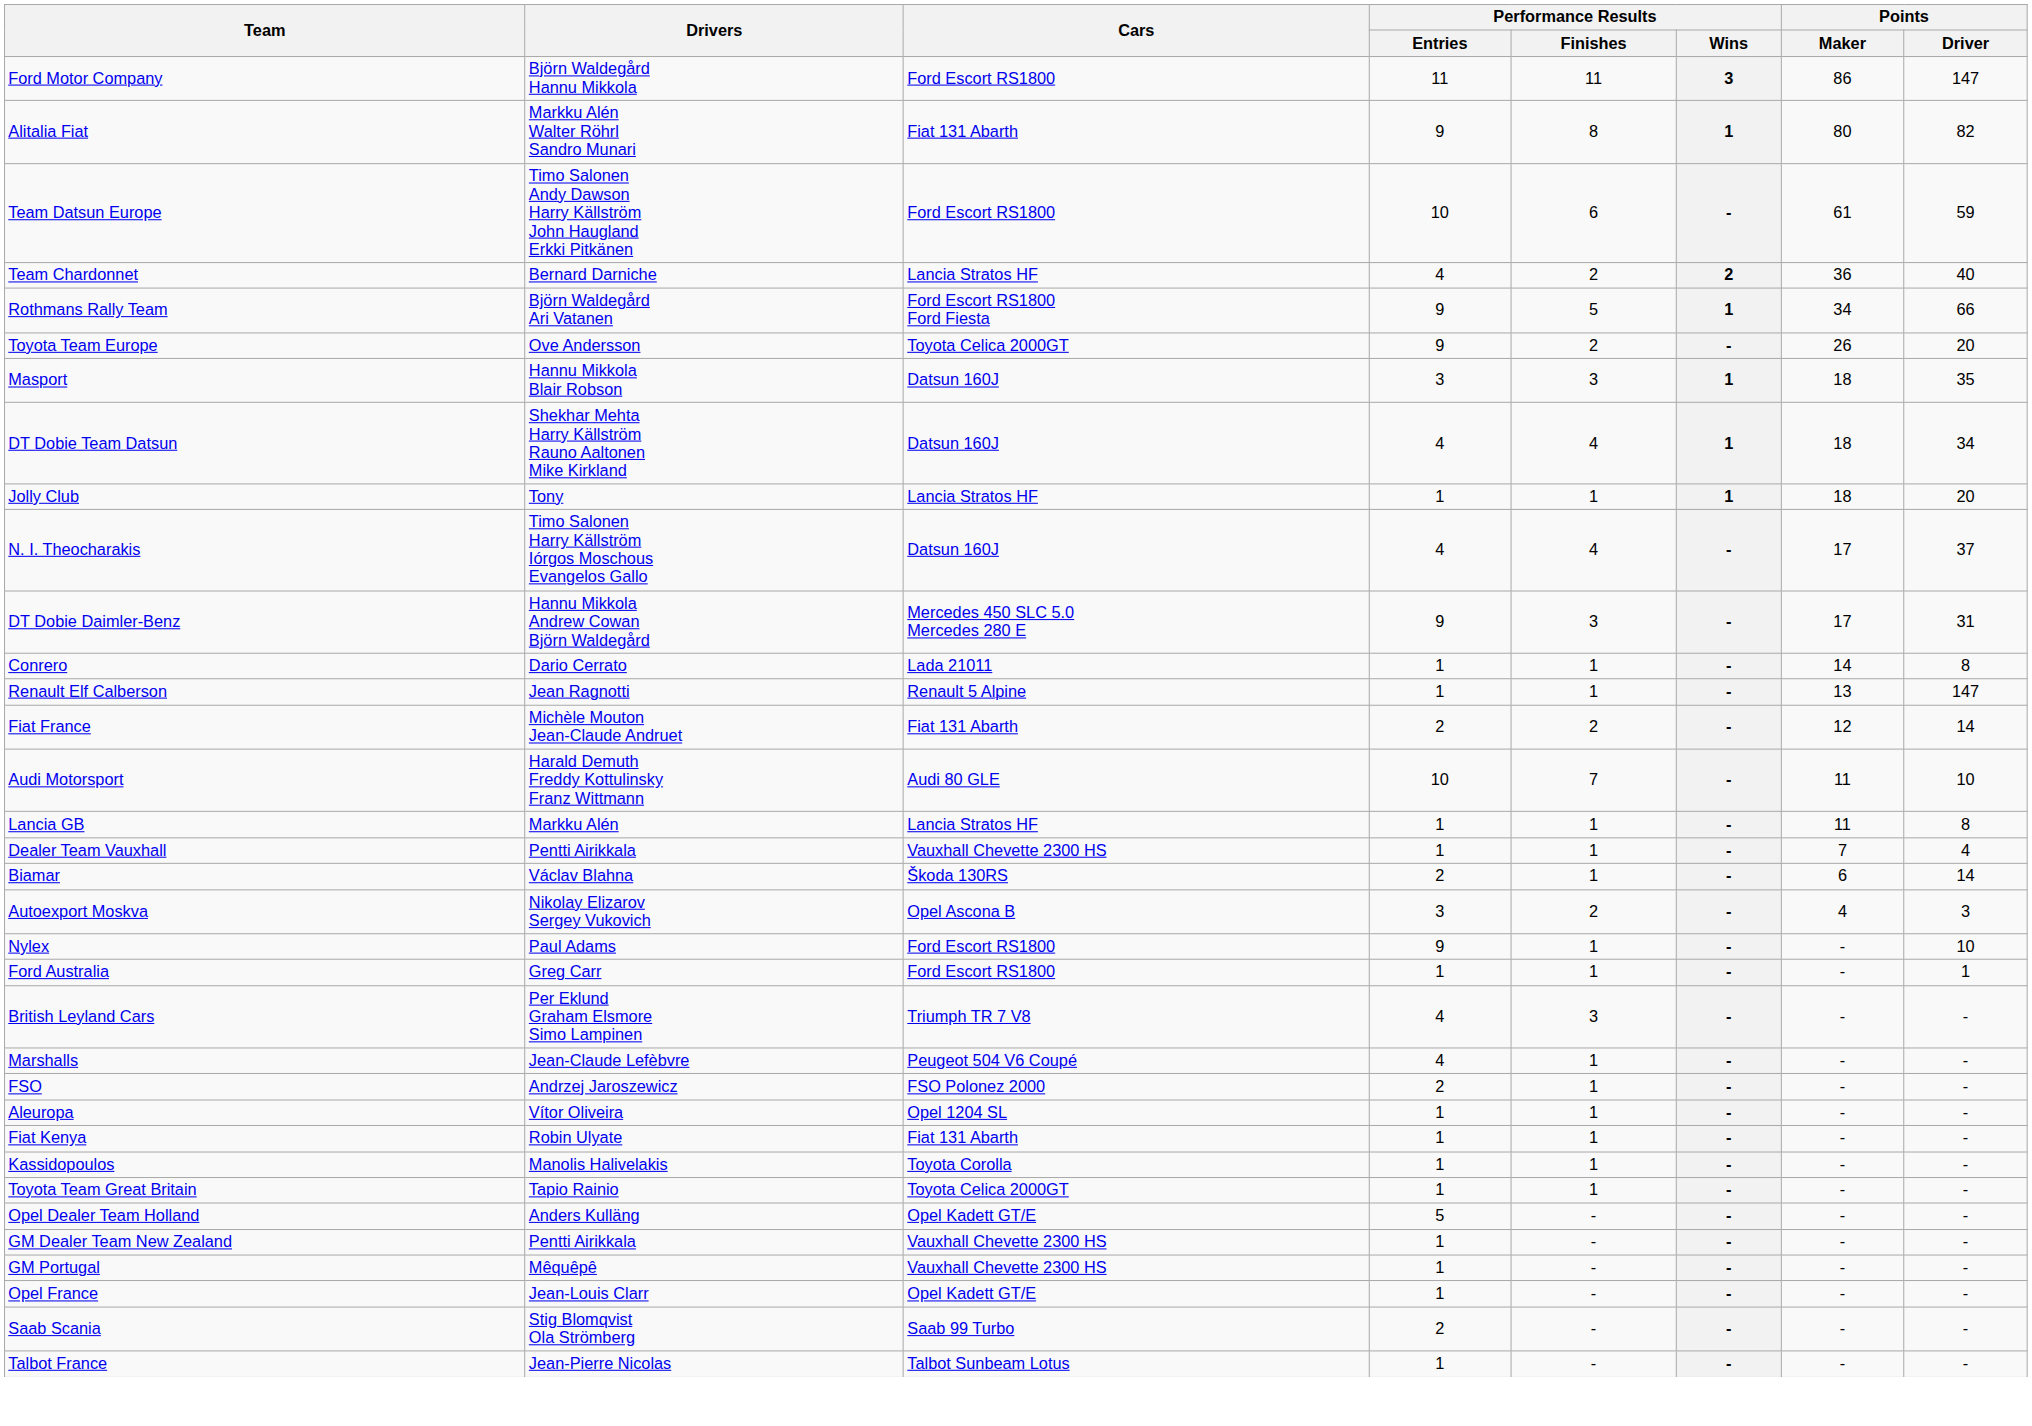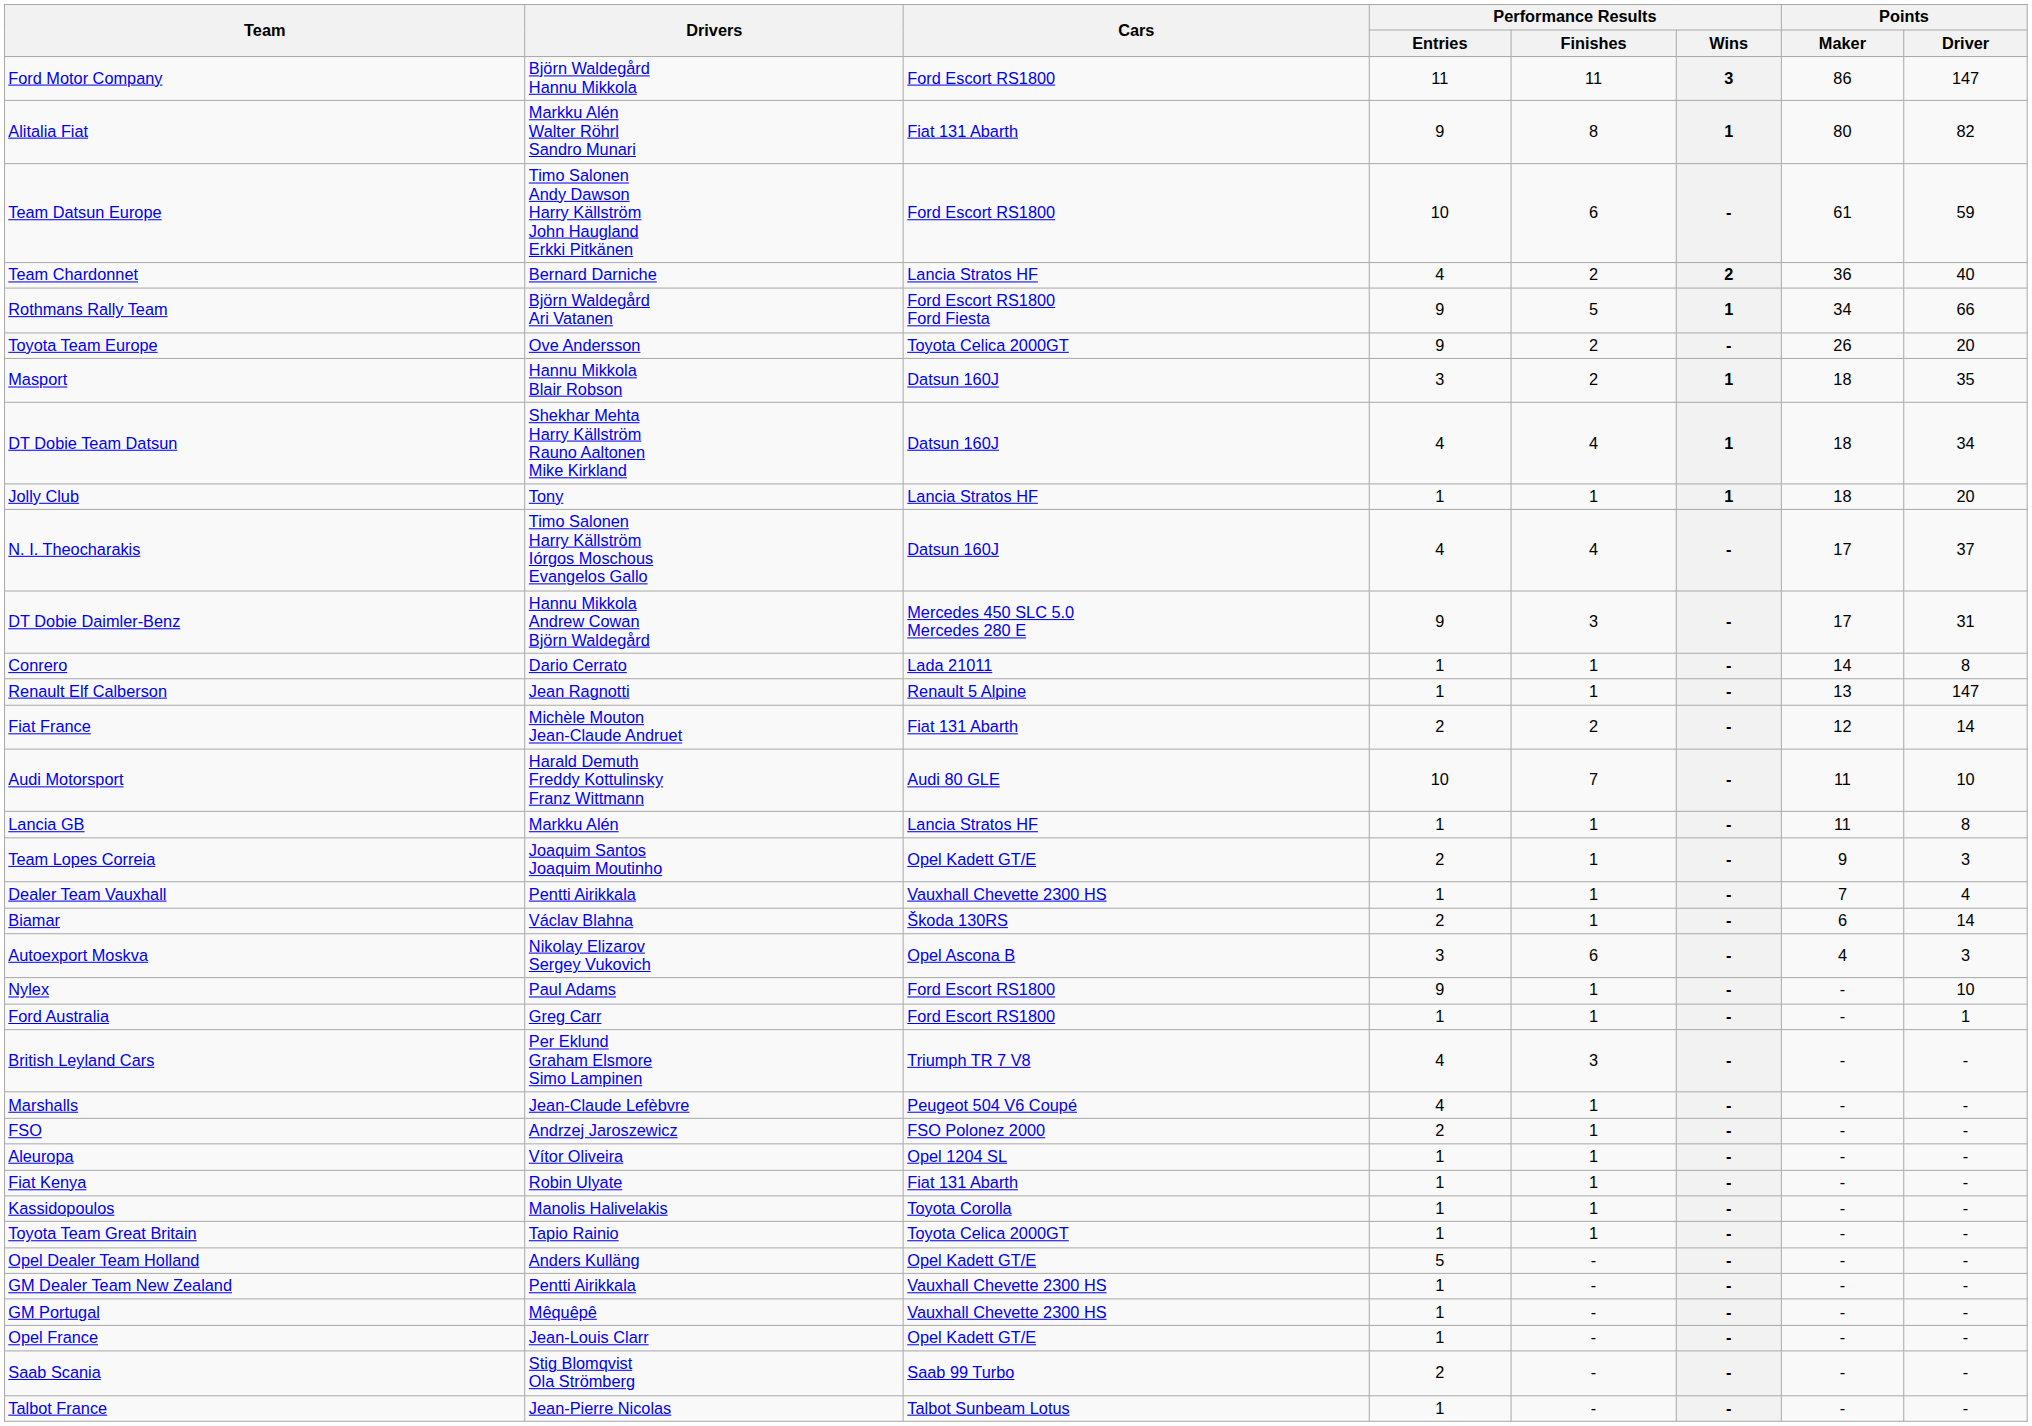(1594, 380) 3 -> (1594, 380) 2
+ row: (82, 859)
(1594, 911) 2 -> (1594, 955) 6
